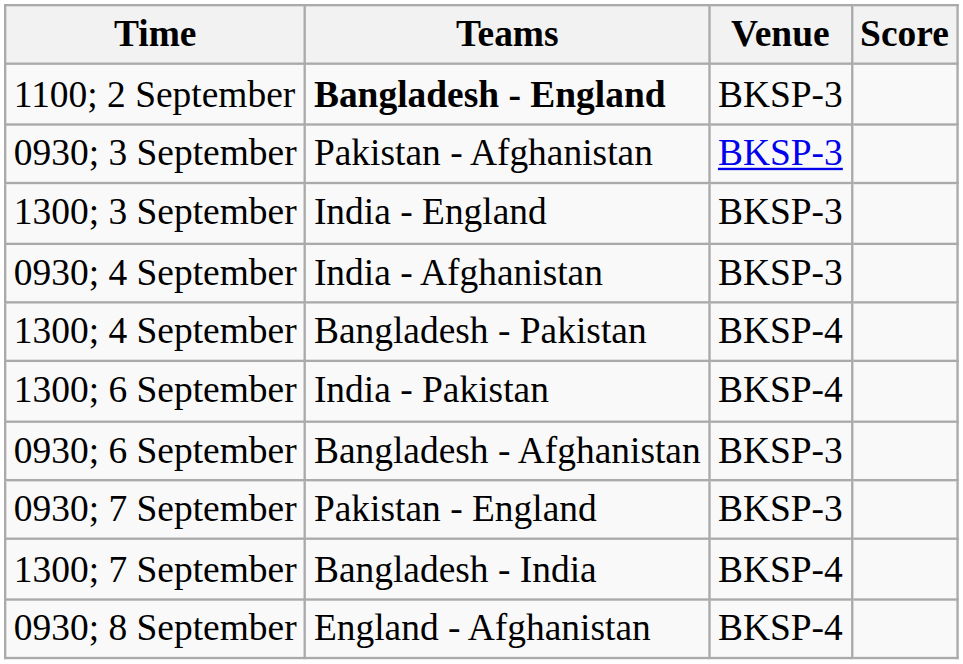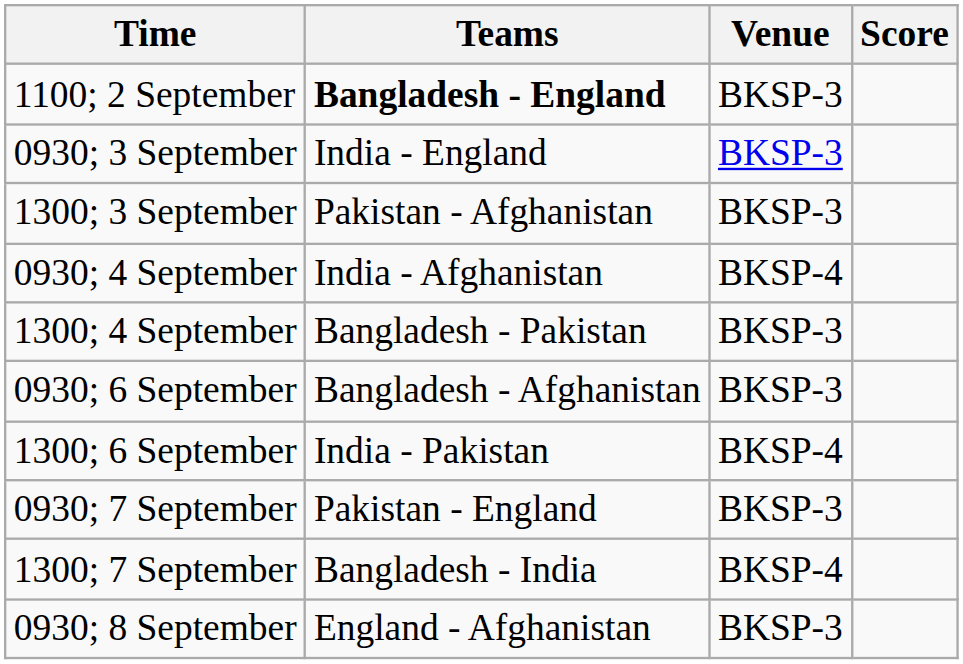(483, 152) Pakistan - Afghanistan -> (430, 152) India - England
(430, 212) India - England -> (483, 212) Pakistan - Afghanistan
(780, 271) BKSP-3 -> (780, 271) BKSP-4
(780, 331) BKSP-4 -> (780, 331) BKSP-3
rows swapped: (155, 449) <-> (155, 390)
(780, 627) BKSP-4 -> (780, 627) BKSP-3
